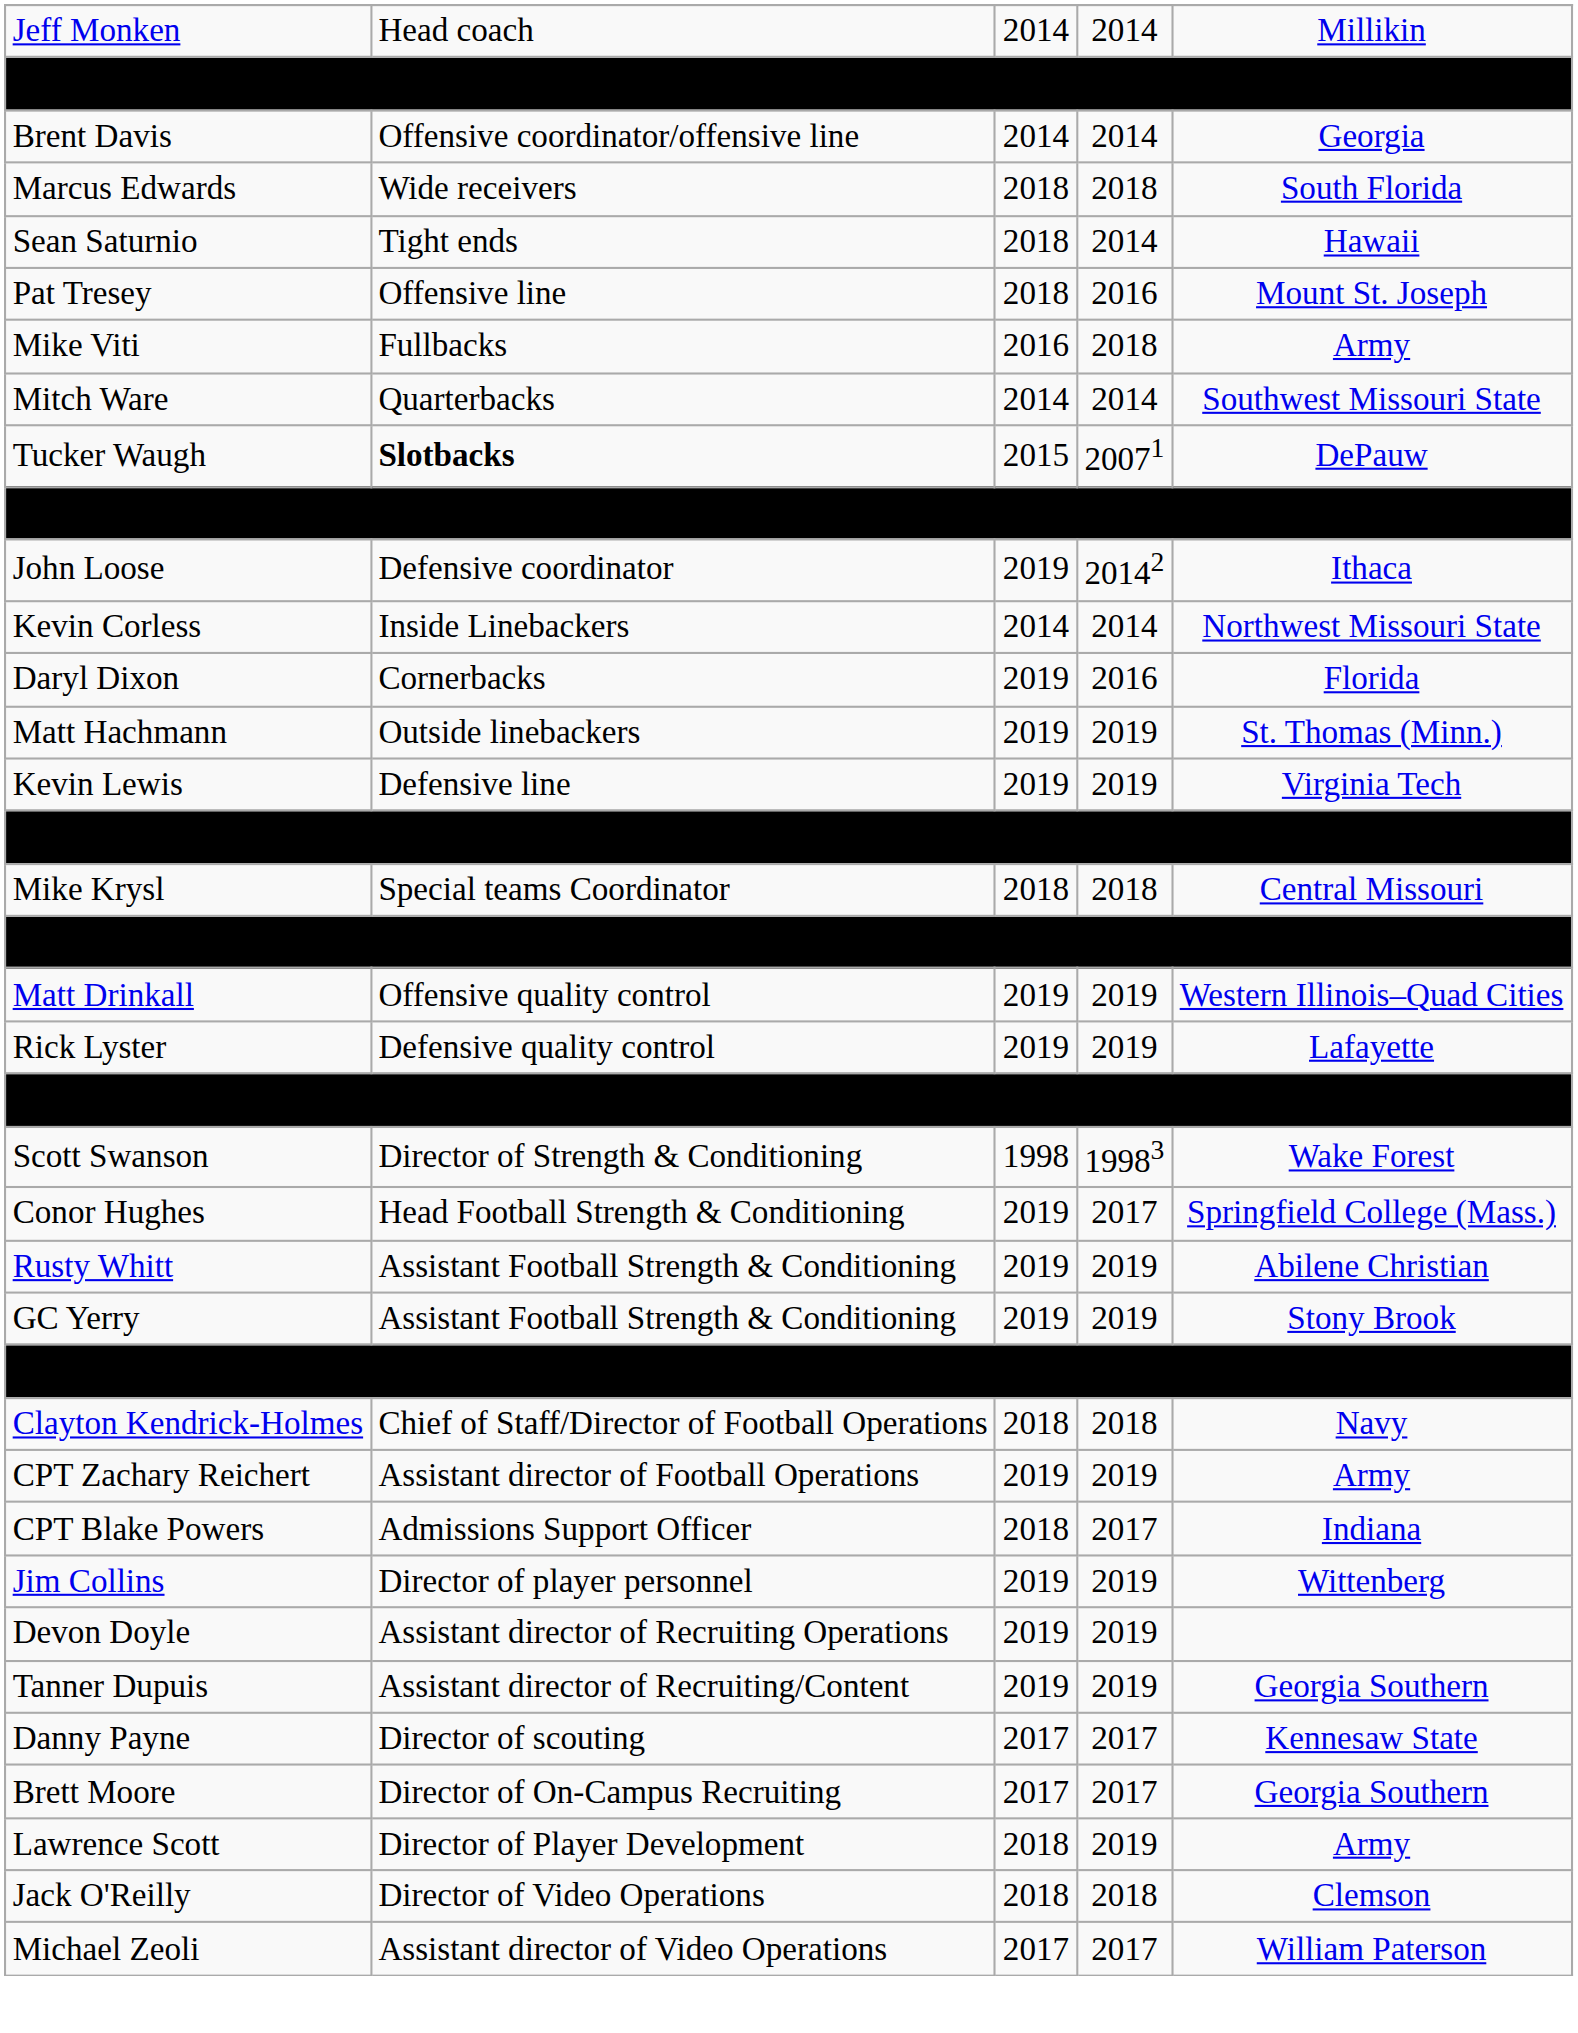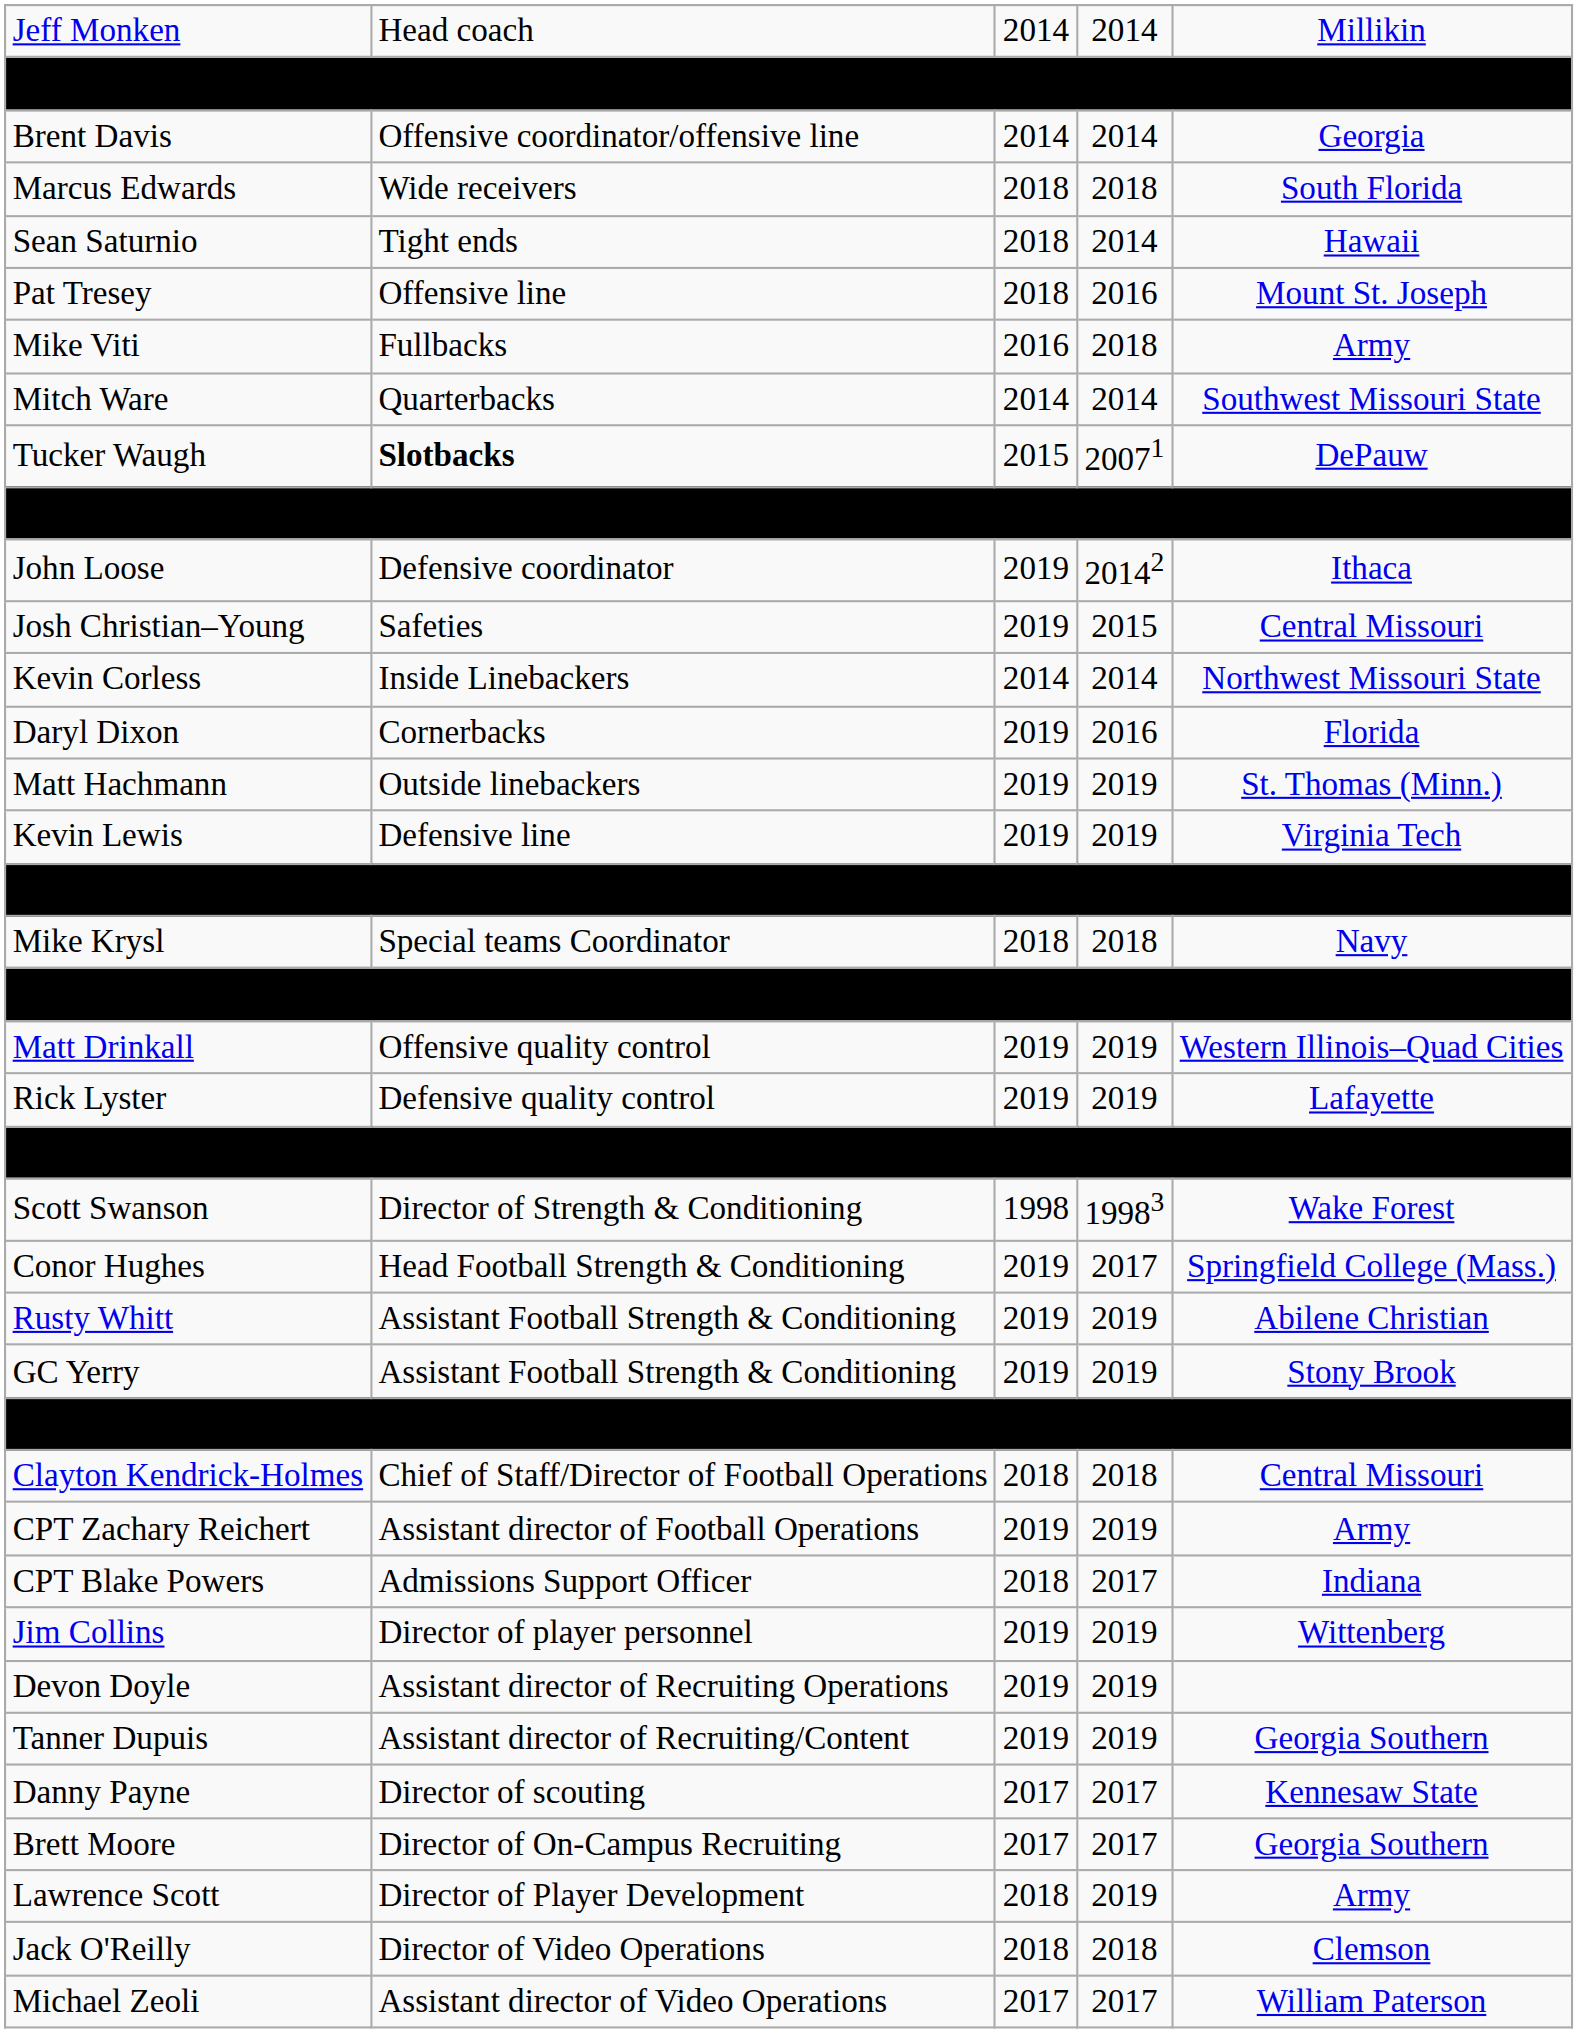+ row: (159, 626)
(1372, 889) Central Missouri -> (1372, 941) Navy
(1372, 1423) Navy -> (1372, 1475) Central Missouri
